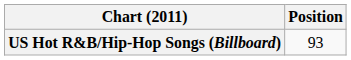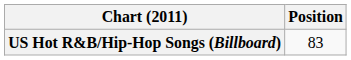(316, 42) 93 -> (316, 42) 83
